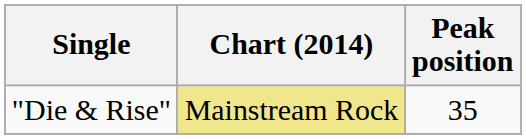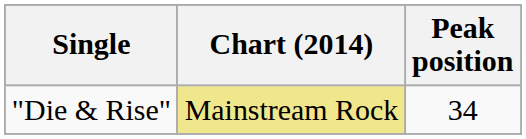(463, 109) 35 -> (463, 109) 34
